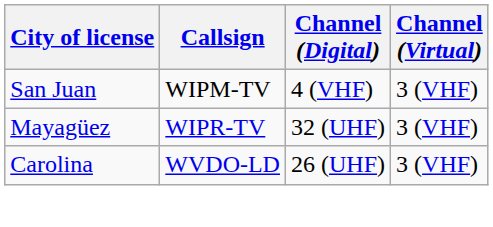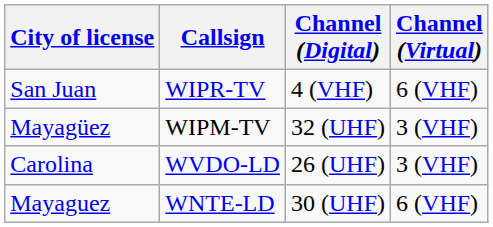(218, 88) WIPM-TV -> (215, 88) WIPR-TV
(437, 88) 3 (VHF) -> (437, 88) 6 (VHF)
(215, 126) WIPR-TV -> (218, 126) WIPM-TV
+ row: (60, 202)
